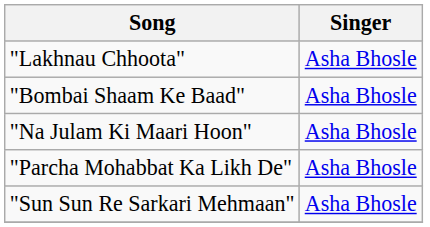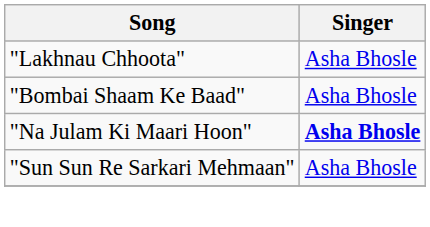(361, 131) normal -> (363, 131) bold
- row: (151, 168)
